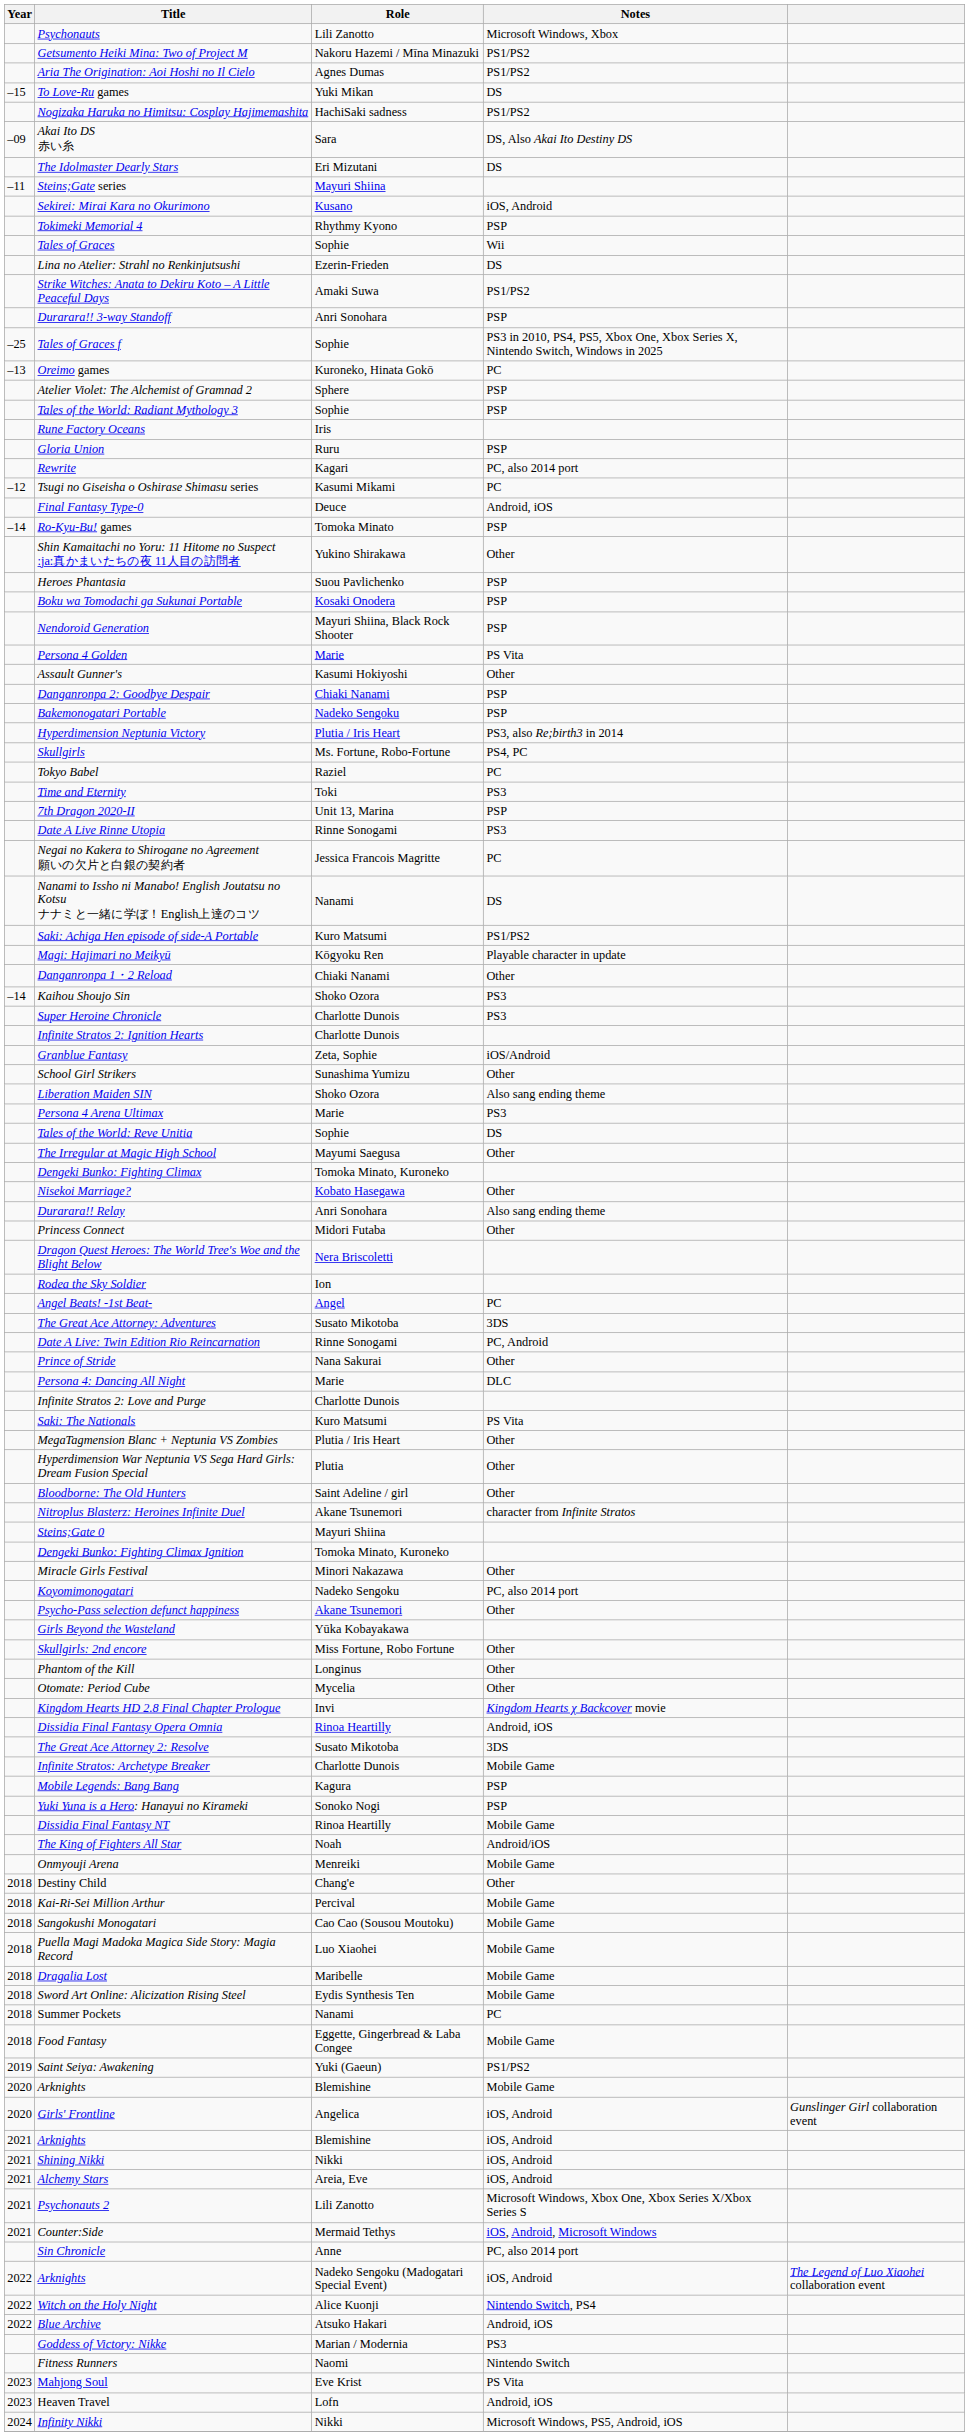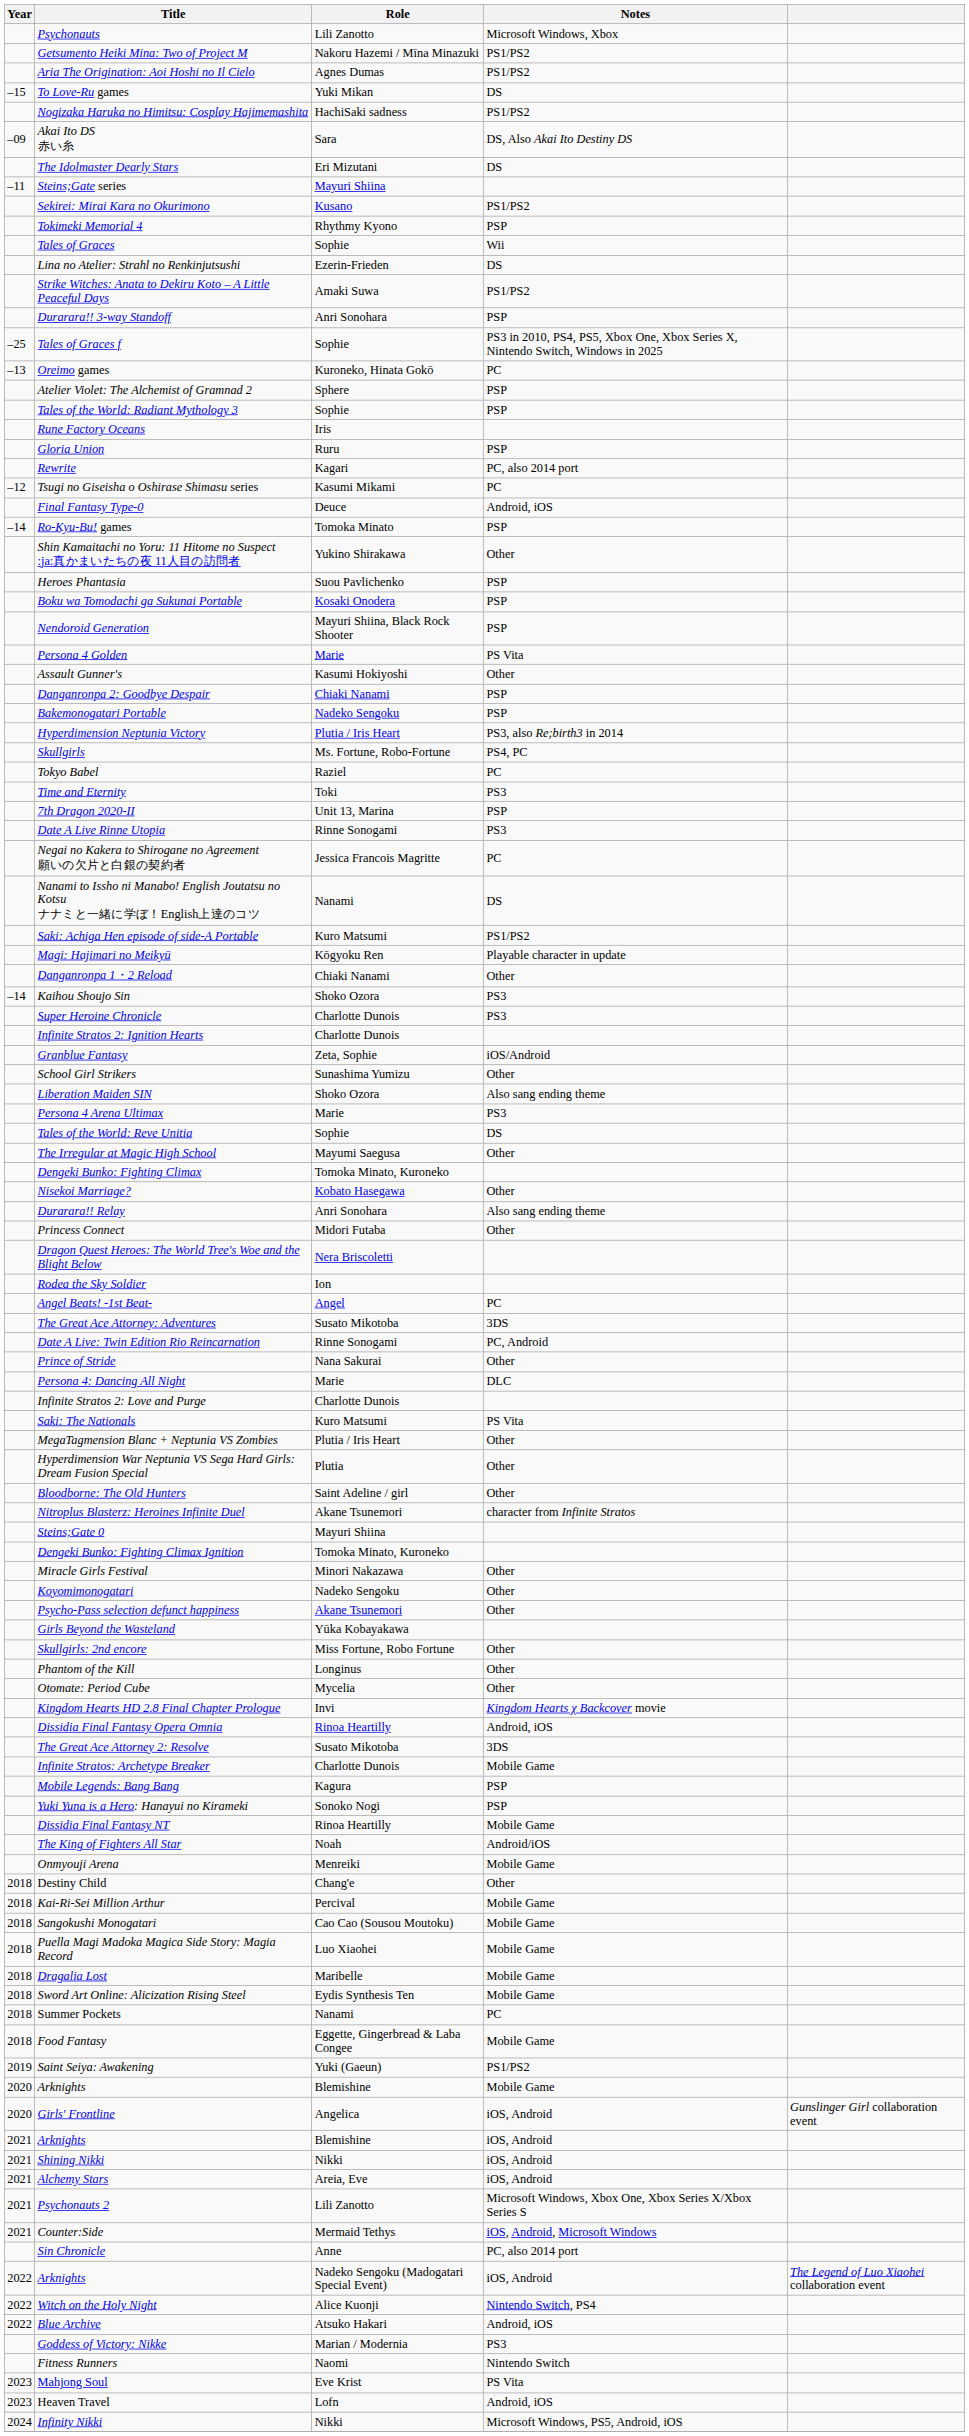(519, 206) iOS, Android -> (508, 206) PS1/PS2
(532, 1590) PC, also 2014 port -> (501, 1590) Other
